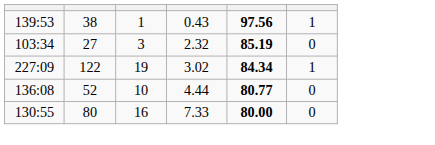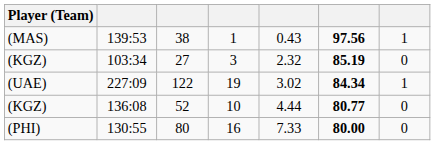+ column: (51, 15)
